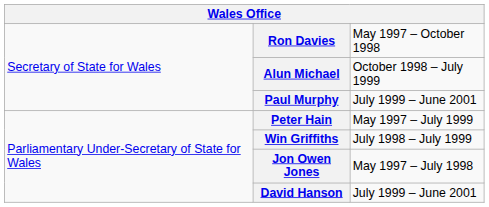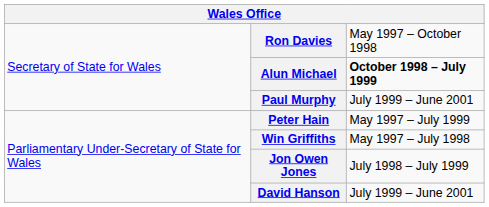(408, 74) normal -> (408, 74) bold
(412, 139) July 1998 – July 1999 -> (410, 139) May 1997 – July 1998
(413, 166) May 1997 – July 1998 -> (409, 166) July 1998 – July 1999
